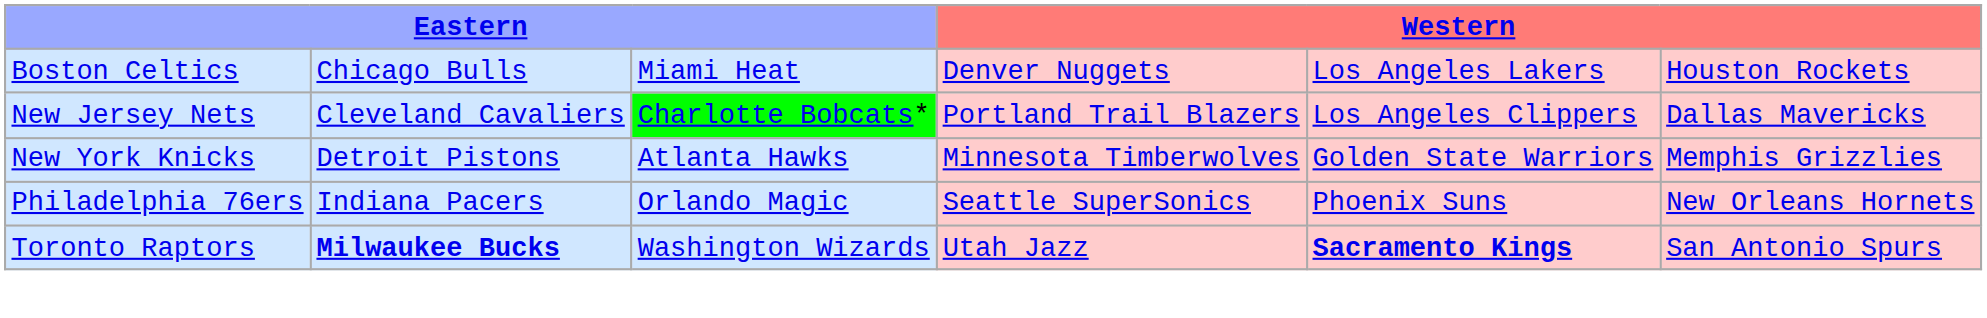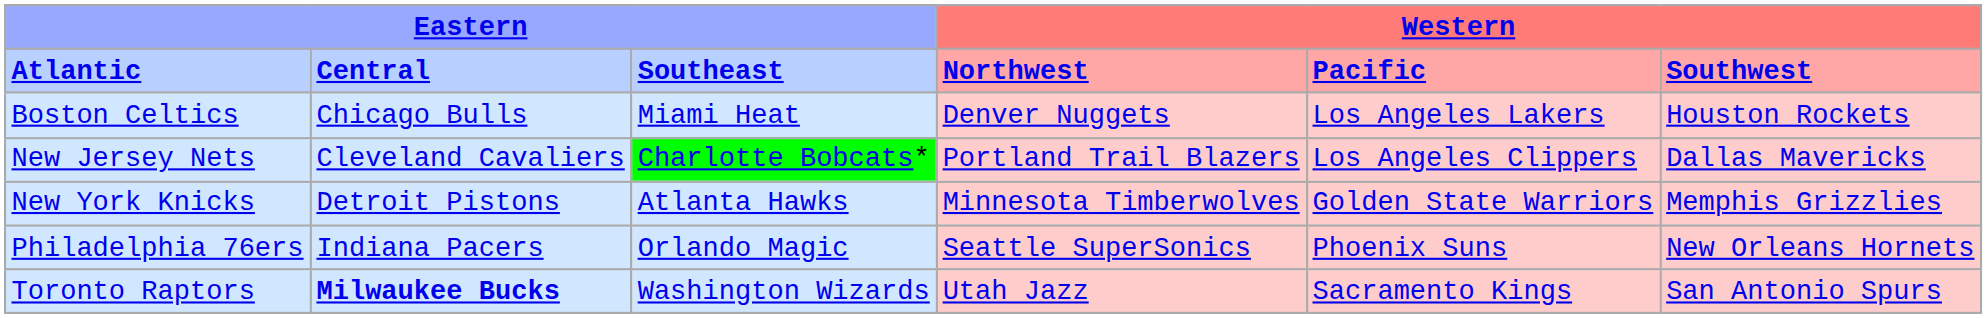+ row: (76, 71)
(1442, 247) bold -> (1442, 291) normal
